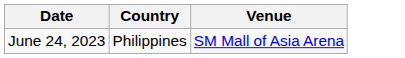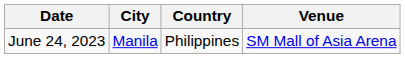+ column: (135, 16)
